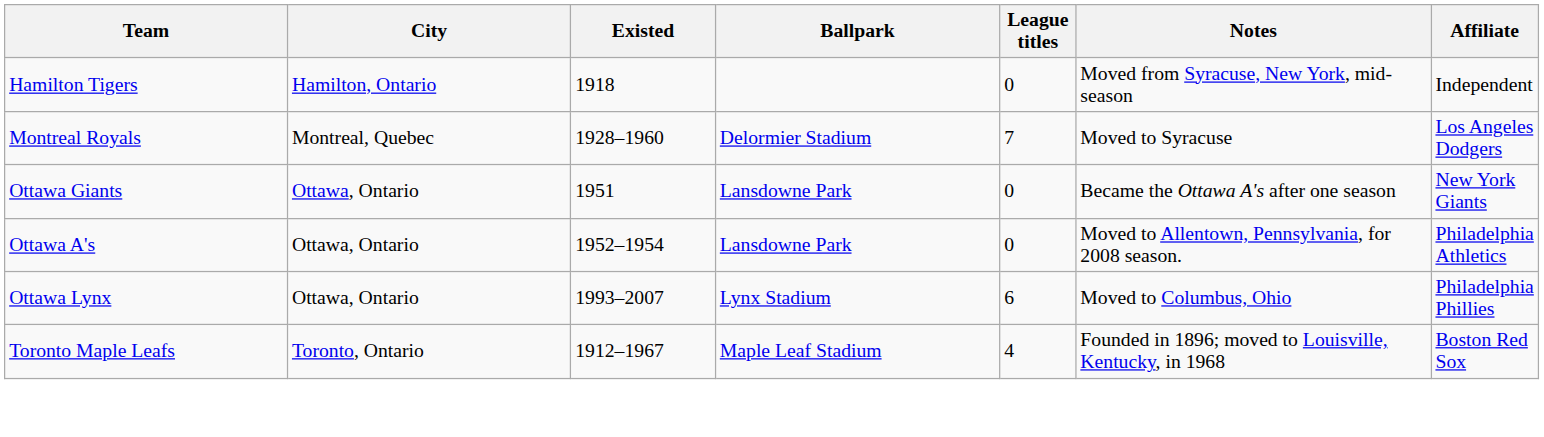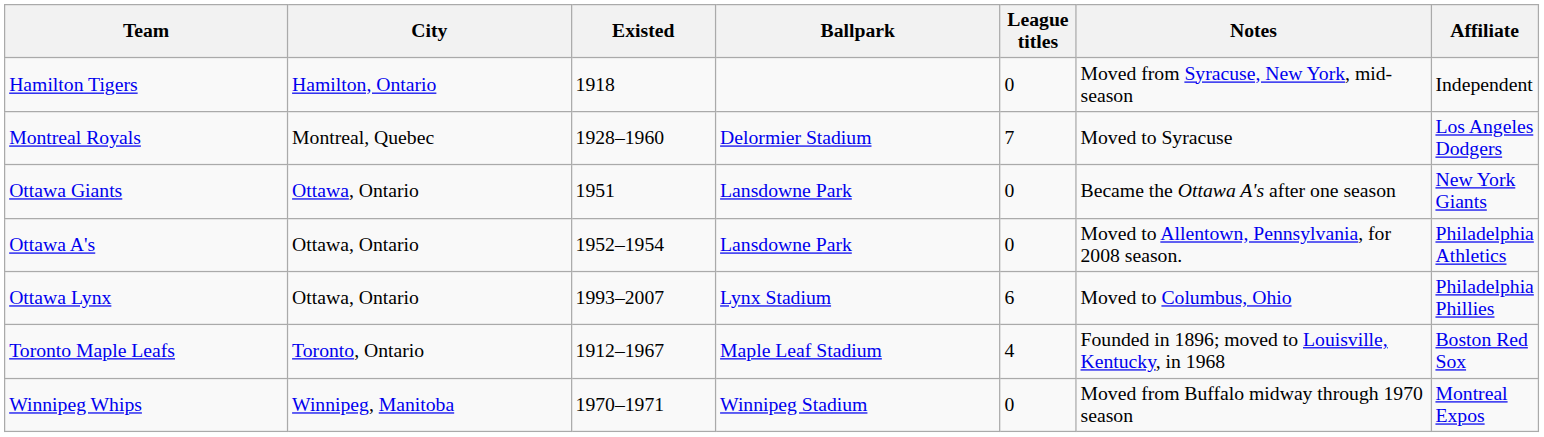+ row: (76, 404)
